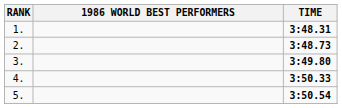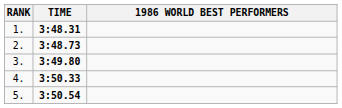columns swapped: (158, 12) <-> (310, 12)
